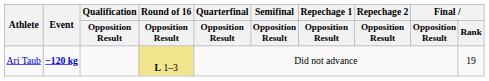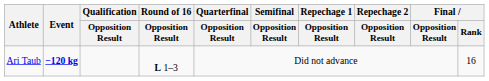(166, 68) khaki background -> (166, 68) no background
(471, 61) 19 -> (471, 61) 16
